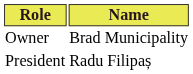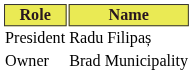rows swapped: (27, 38) <-> (35, 60)
